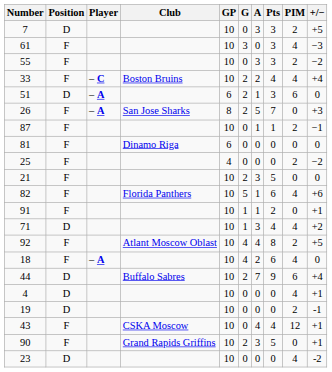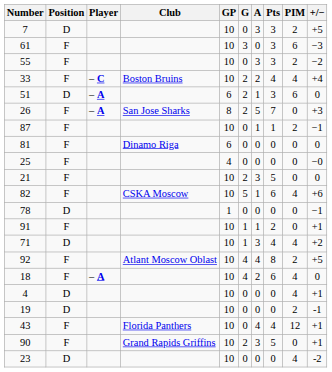(295, 45) 4 -> (295, 45) 6
(295, 161) 2 -> (295, 161) 0
(317, 161) −2 -> (317, 161) −0
(157, 194) Florida Panthers -> (156, 194) CSKA Moscow
+ row: (25, 210)
- row: (25, 276)
(156, 326) CSKA Moscow -> (157, 326) Florida Panthers
